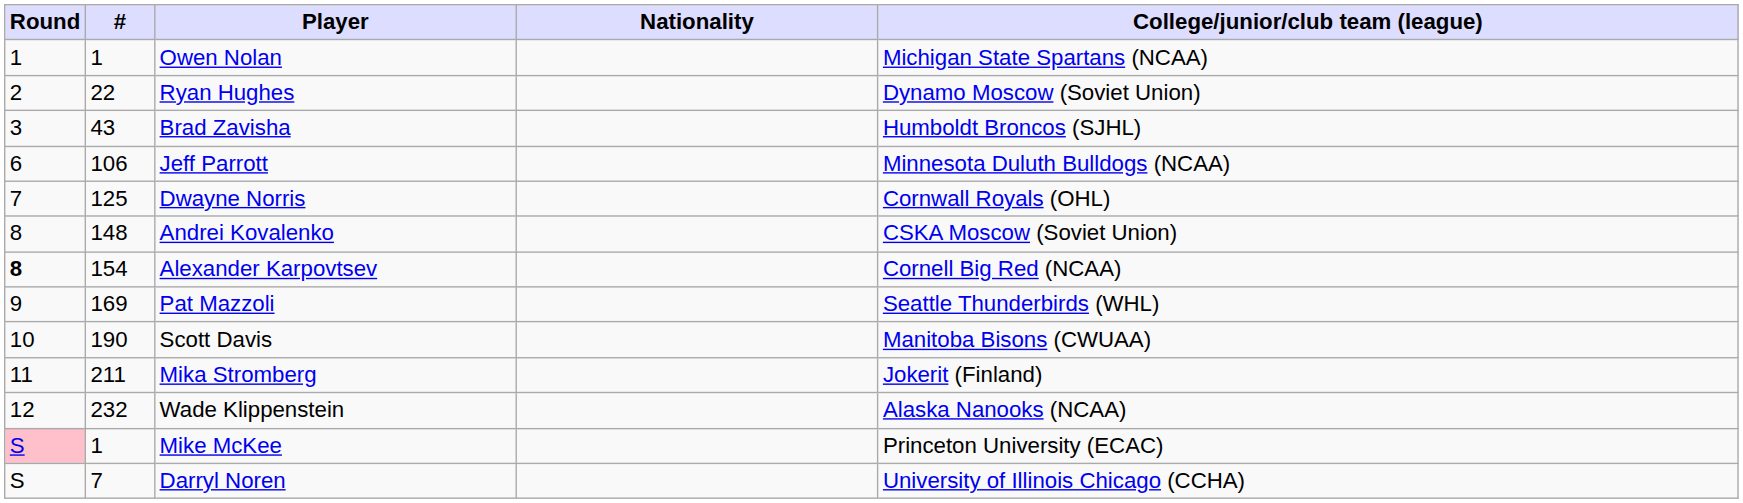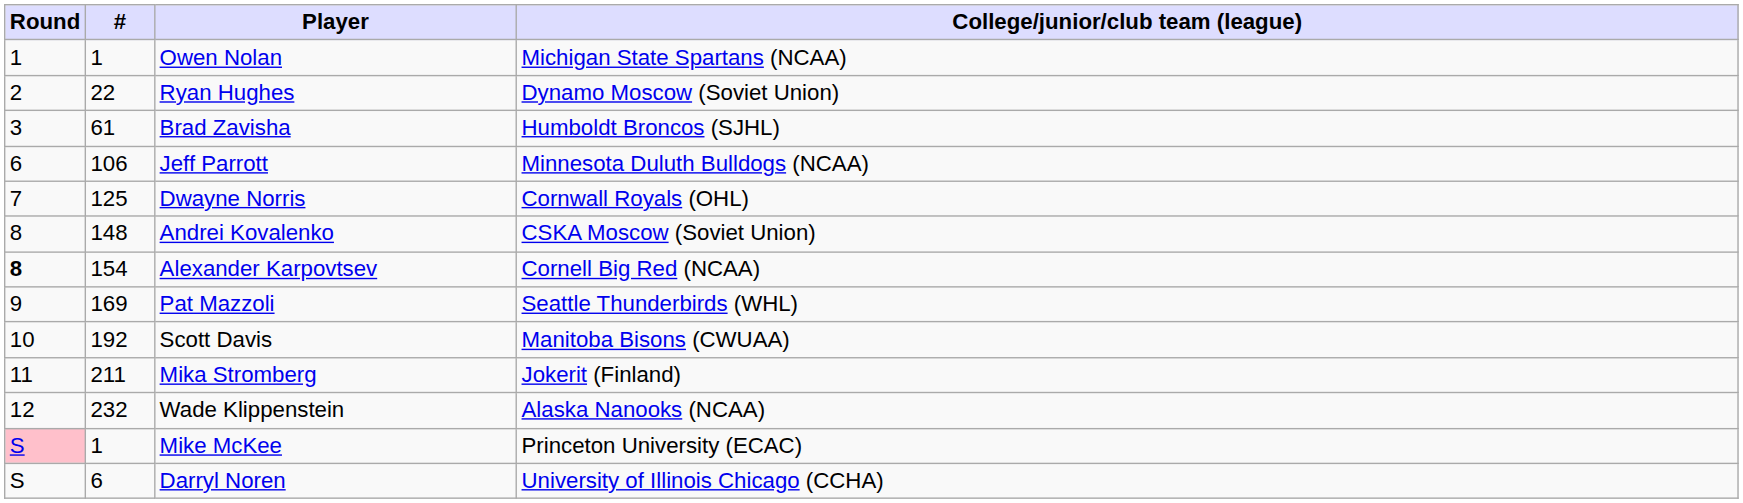- column: (697, 22)
(103, 127) 43 -> (103, 127) 61
(109, 339) 190 -> (109, 339) 192
(97, 480) 7 -> (97, 480) 6
